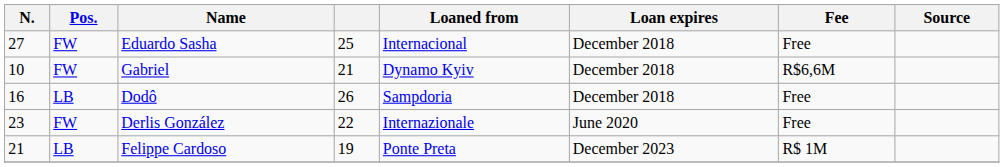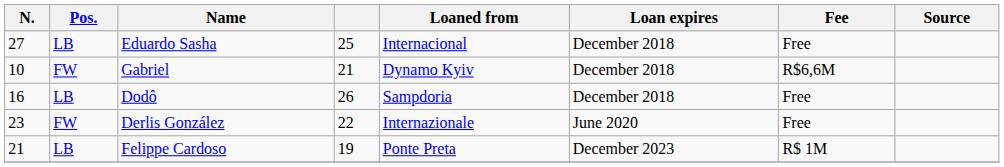(65, 44) FW -> (63, 44) LB
